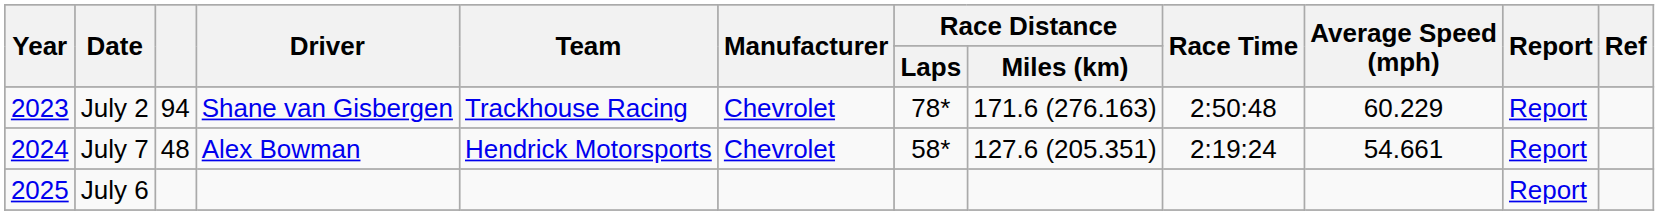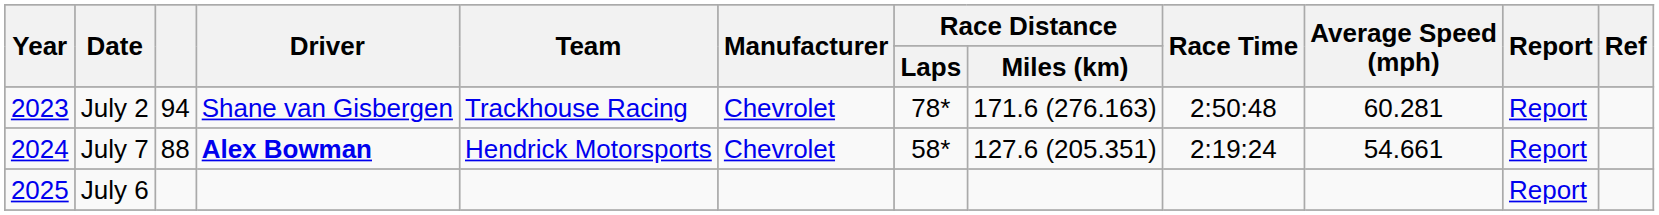(1404, 108) 60.229 -> (1404, 108) 60.281
(175, 149) 48 -> (175, 149) 88
(281, 149) normal -> (287, 149) bold
